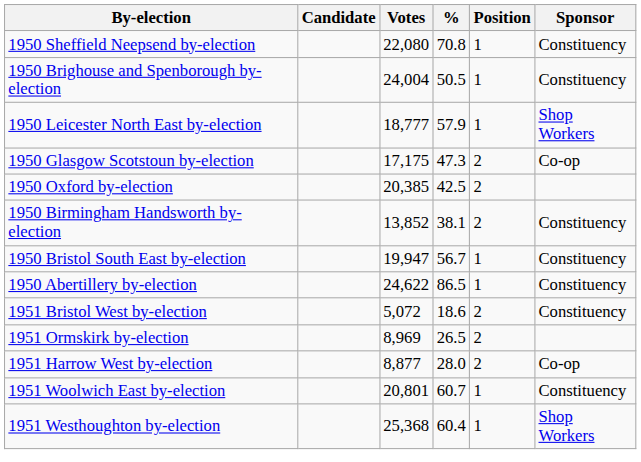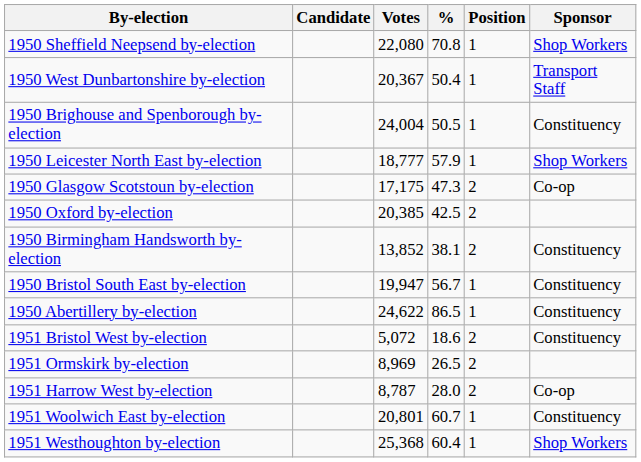(582, 44) Constituency -> (580, 44) Shop Workers
+ row: (137, 79)
(402, 364) 8,877 -> (397, 390) 8,787
